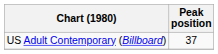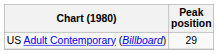(191, 40) 37 -> (191, 40) 29
